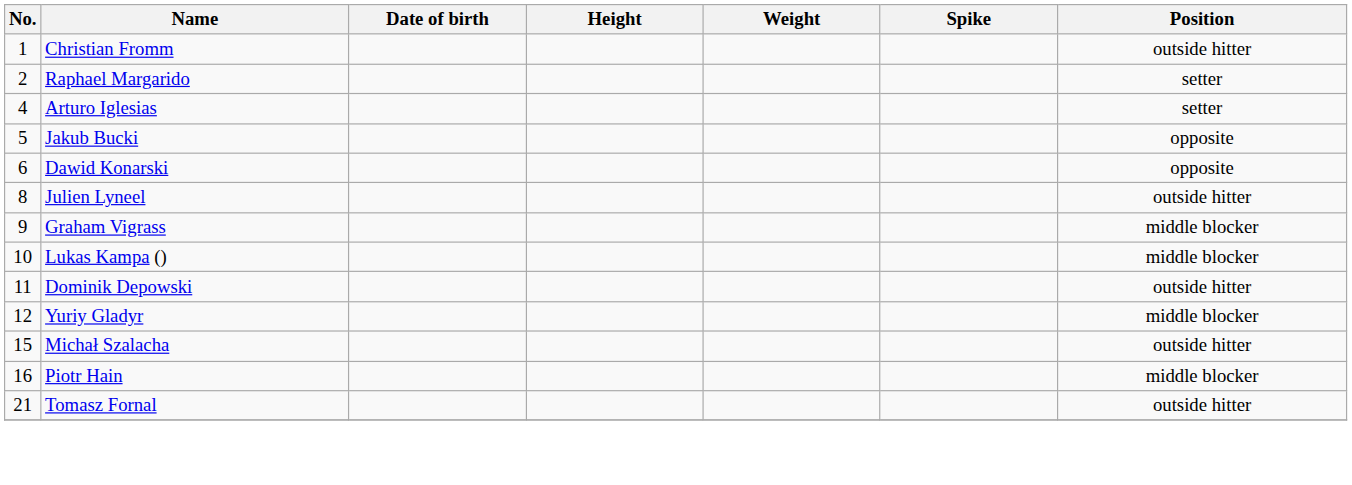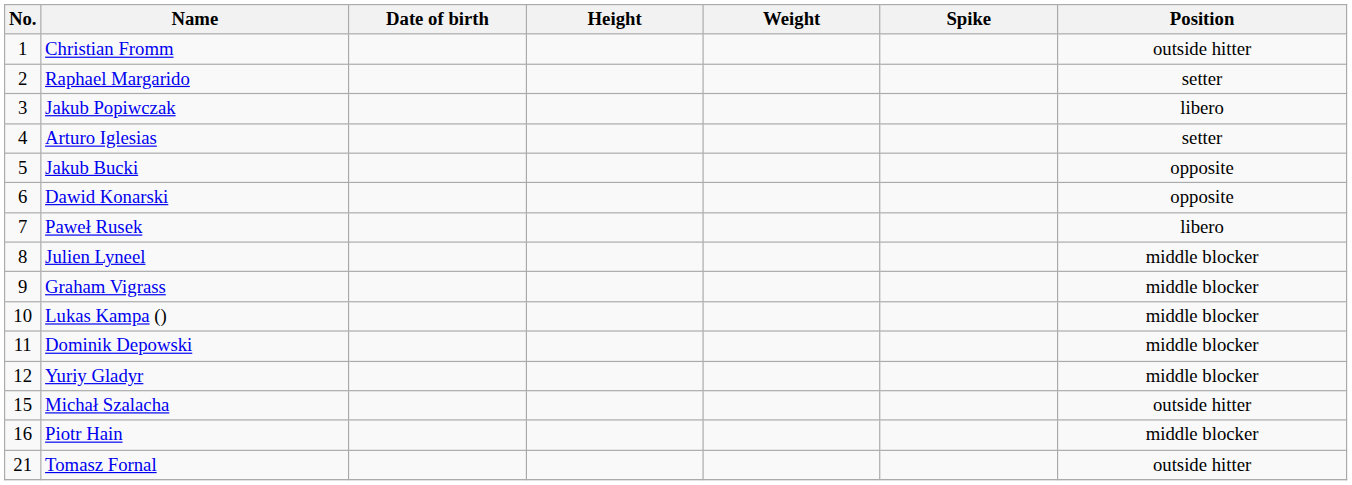+ row: (110, 108)
+ row: (94, 227)
(1202, 197) outside hitter -> (1202, 256) middle blocker
(1202, 286) outside hitter -> (1202, 345) middle blocker
